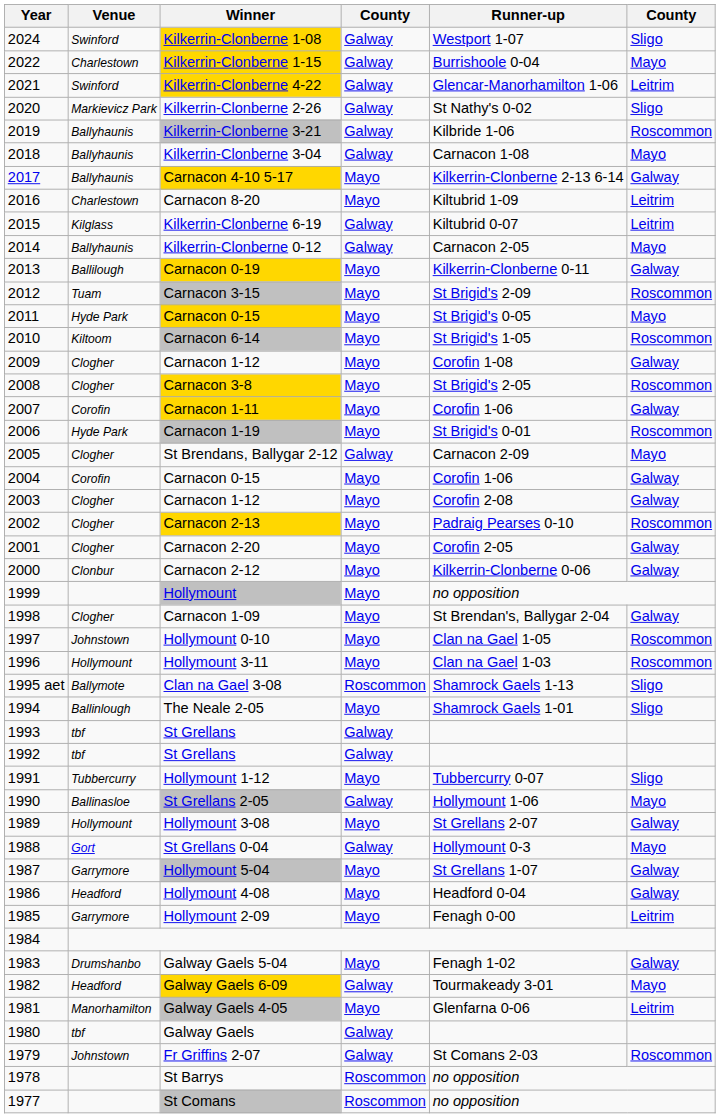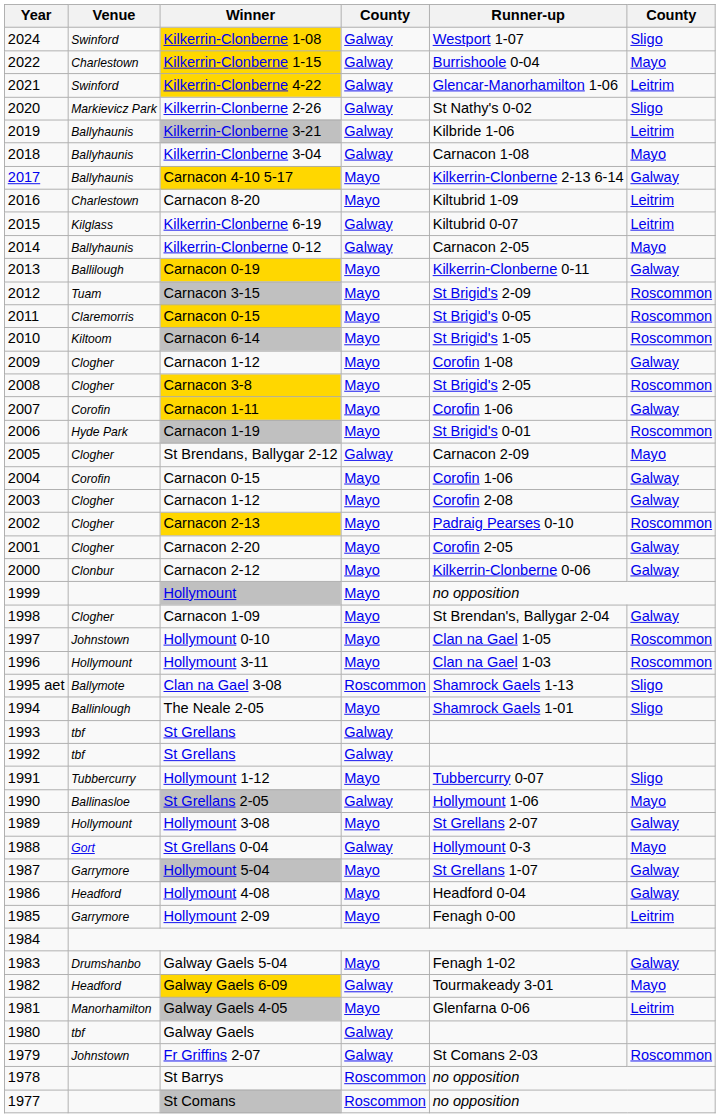(671, 131) Roscommon -> (652, 131) Leitrim
(100, 317) Hyde Park -> (103, 317) Claremorris
(648, 316) Mayo -> (671, 316) Roscommon
